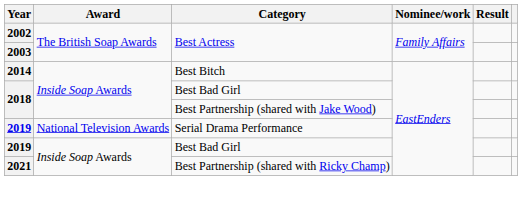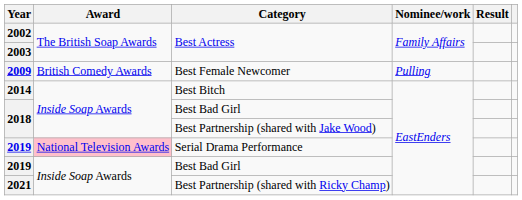+ row: (19, 71)
(103, 128) no background -> (103, 147) pink background
